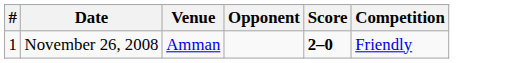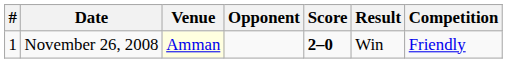+ column: (378, 17)
(193, 44) no background -> (193, 44) lightyellow background
